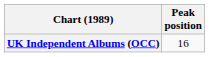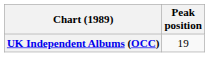(183, 43) 16 -> (183, 43) 19
